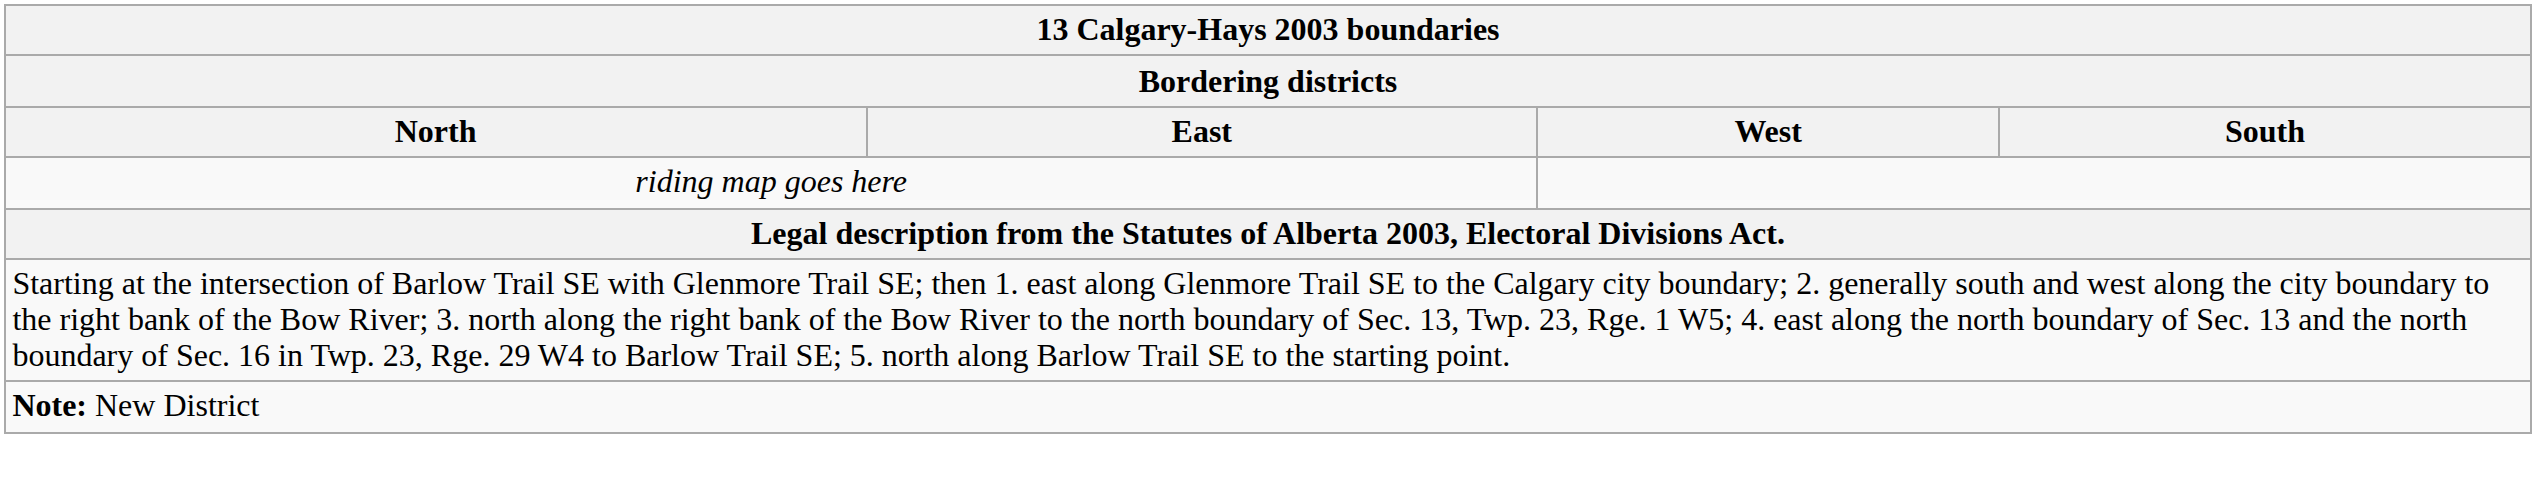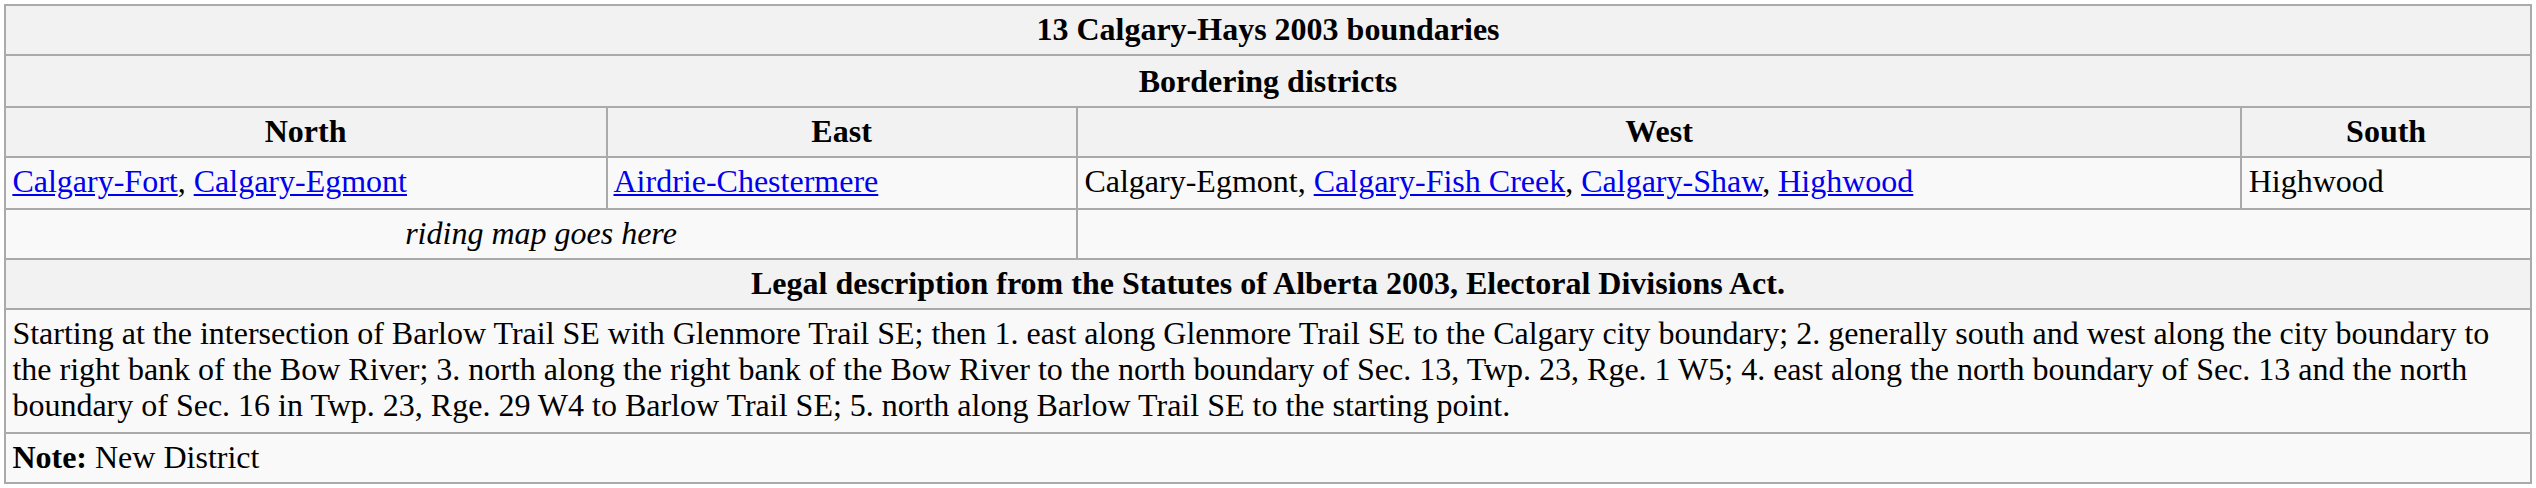+ row: (210, 182)
